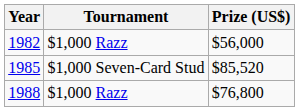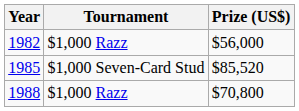(238, 93) $76,800 -> (238, 93) $70,800
